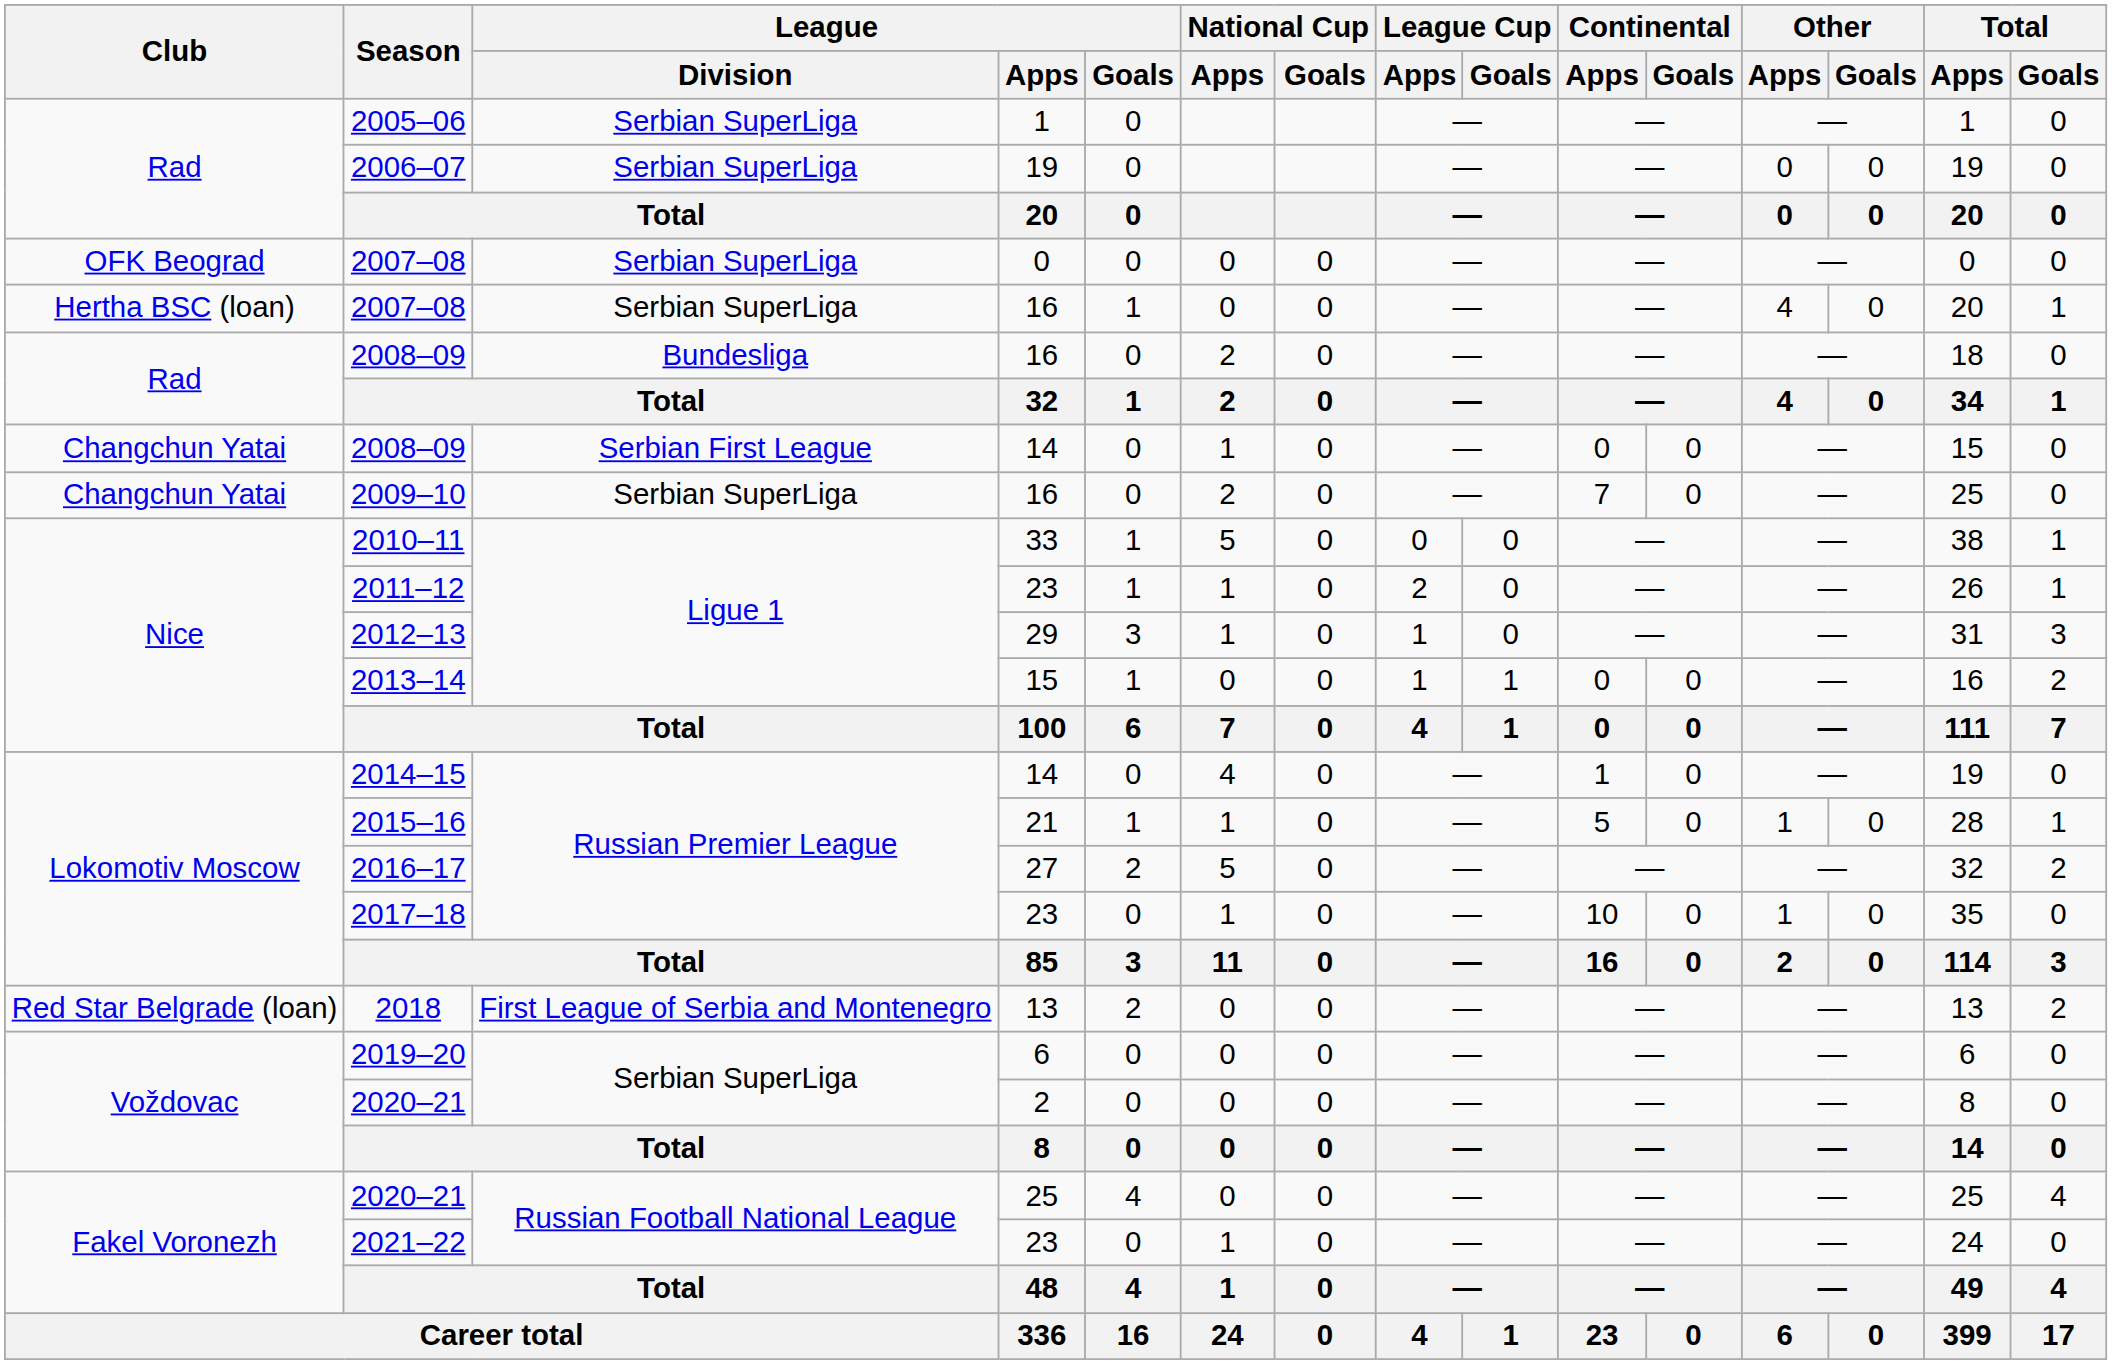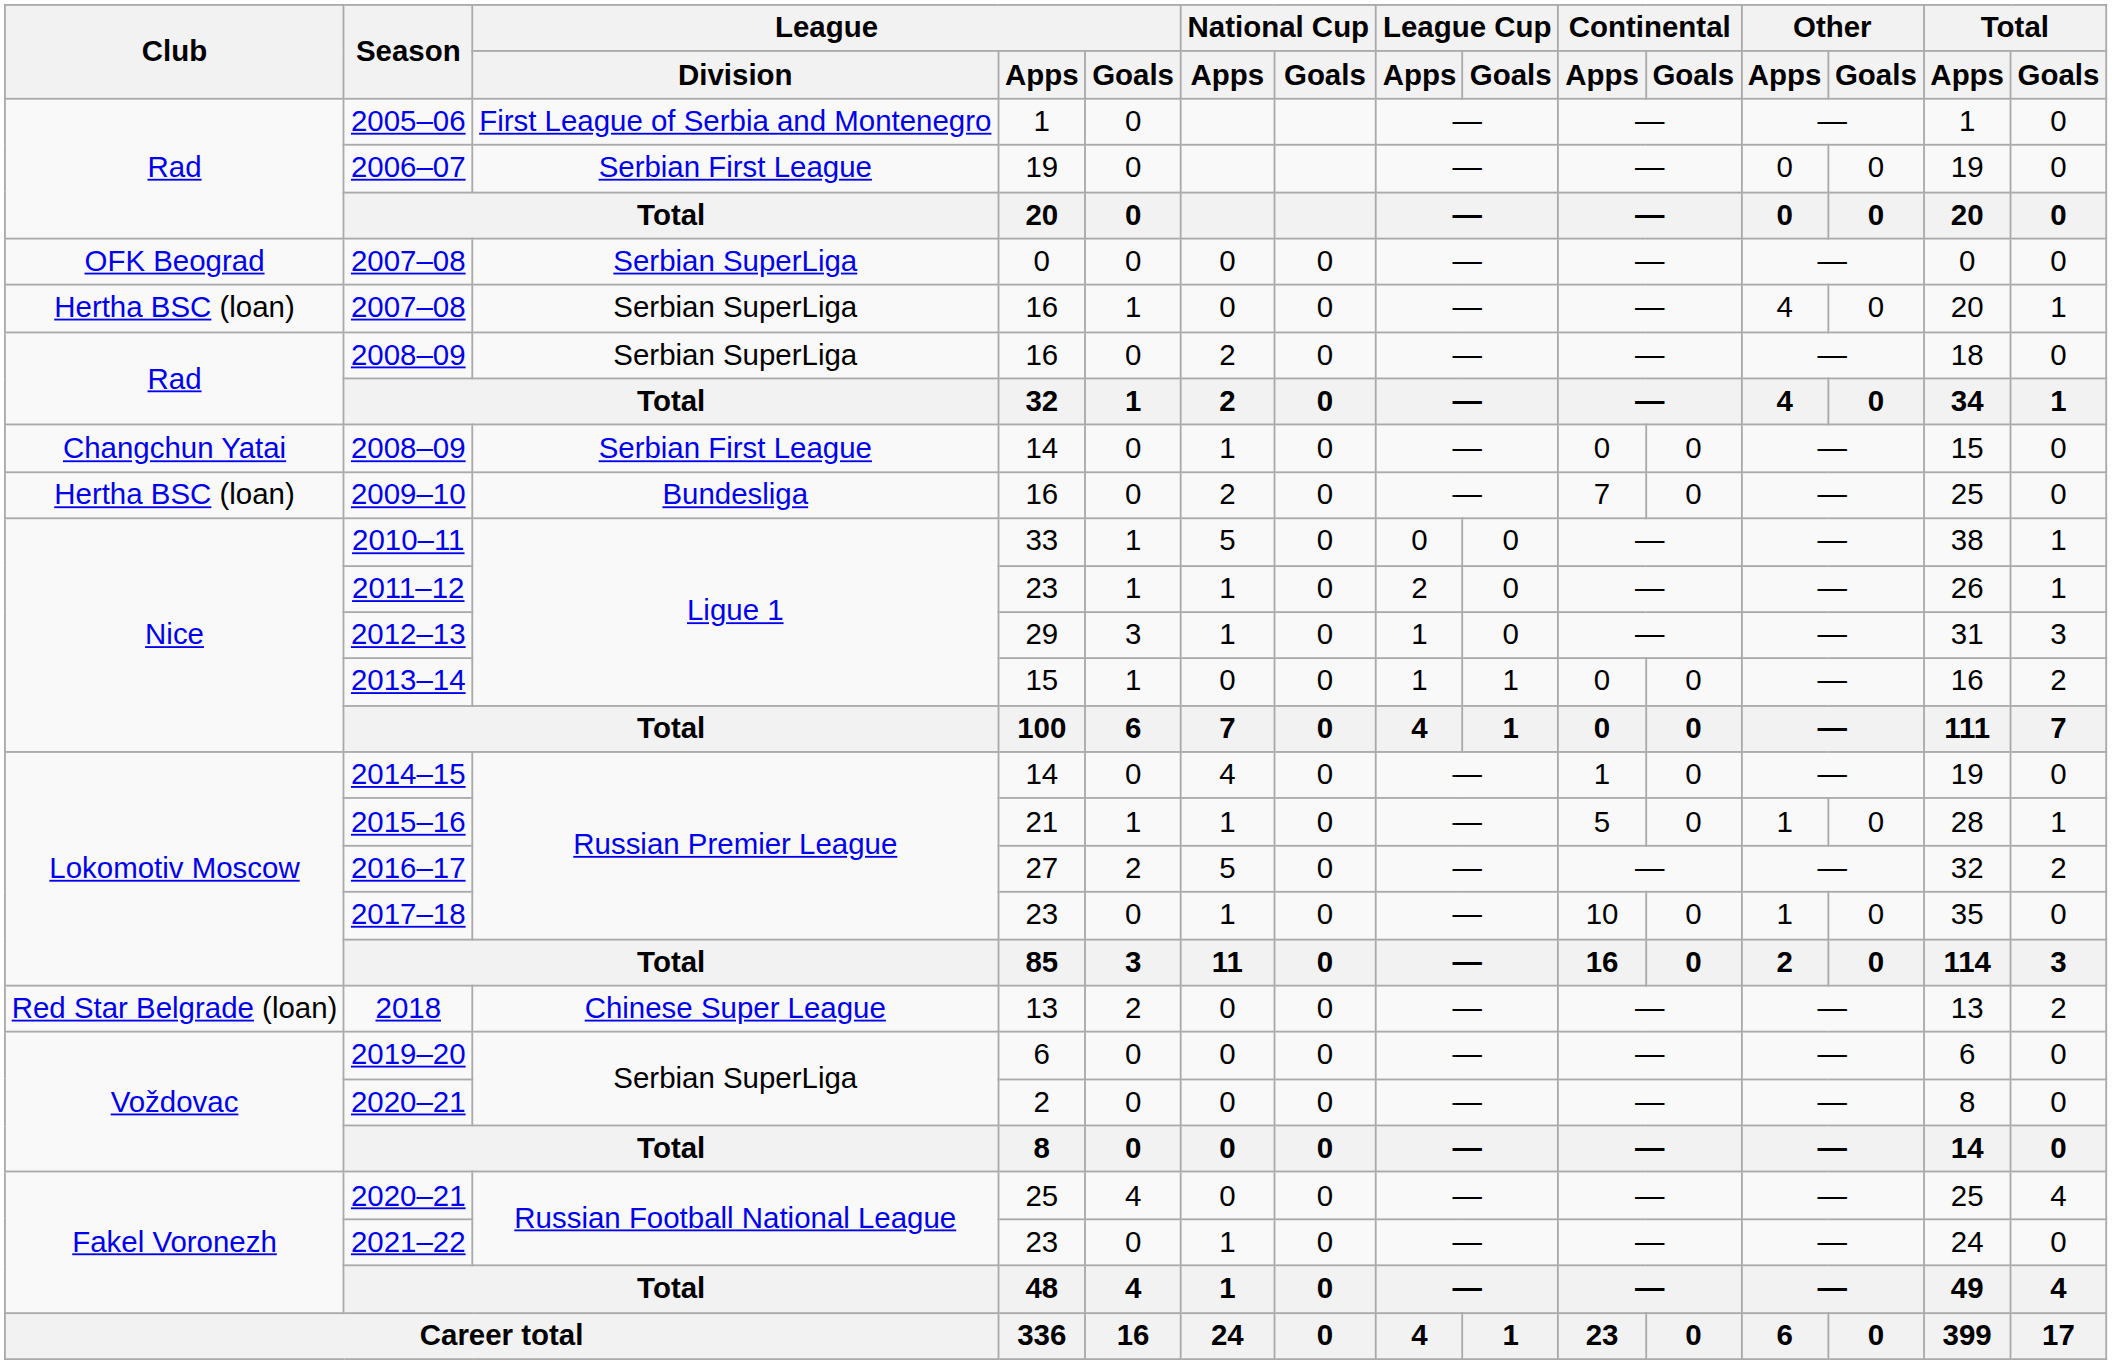(735, 121) Serbian SuperLiga -> (735, 121) First League of Serbia and Montenegro
(735, 167) Serbian SuperLiga -> (735, 167) Serbian First League
(735, 354) Bundesliga -> (735, 354) Serbian SuperLiga
(175, 494) Changchun Yatai -> (175, 494) Hertha BSC (loan)
(735, 494) Serbian SuperLiga -> (735, 494) Bundesliga
(735, 1008) First League of Serbia and Montenegro -> (735, 1008) Chinese Super League
